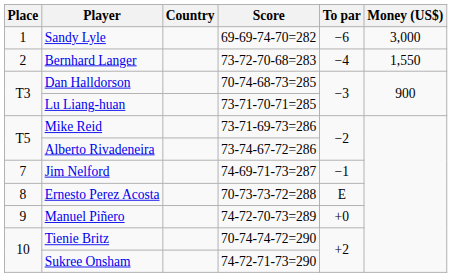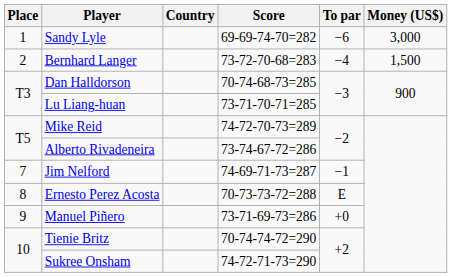(405, 60) 1,550 -> (405, 60) 1,500
(269, 127) 73-71-69-73=286 -> (269, 127) 74-72-70-73=289
(269, 216) 74-72-70-73=289 -> (269, 216) 73-71-69-73=286
